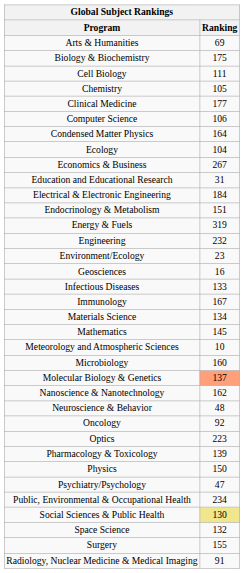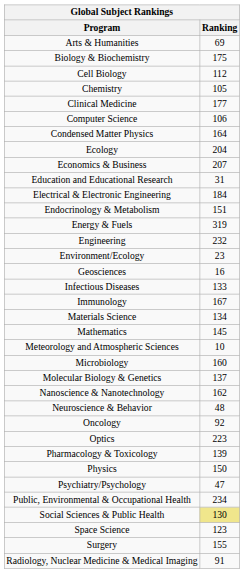(220, 73) 111 -> (220, 73) 112
(220, 149) 104 -> (220, 149) 204
(220, 164) 267 -> (220, 164) 207
(220, 378) lightsalmon background -> (220, 378) no background
(220, 530) 132 -> (220, 530) 123
